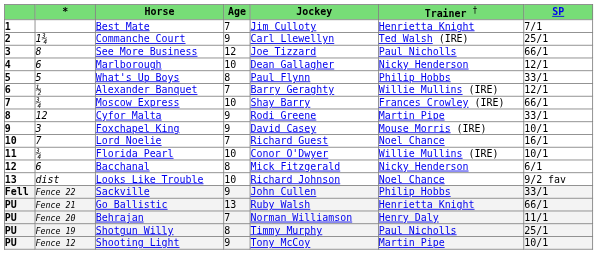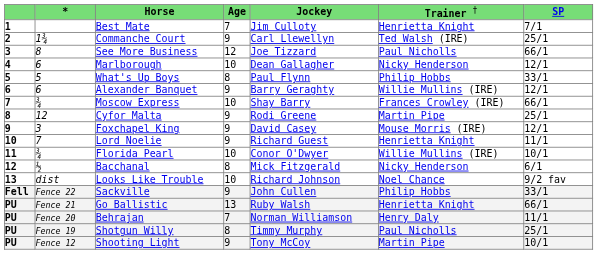(38, 90) ½ -> (38, 90) 6
(227, 90) 7 -> (227, 90) 9
(536, 115) 33/1 -> (536, 115) 25/1
(536, 128) 10/1 -> (536, 128) 12/1
(227, 141) 7 -> (227, 141) 9
(412, 141) Noel Chance -> (427, 141) Henrietta Knight
(536, 141) 16/1 -> (536, 141) 11/1
(38, 166) 6 -> (38, 166) ½
